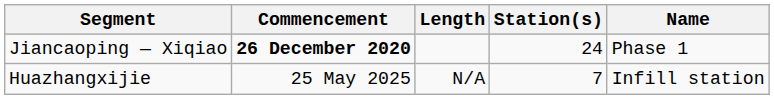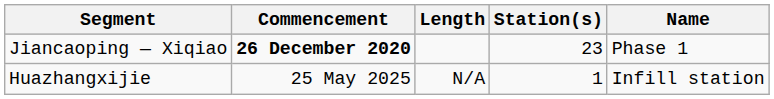(592, 49) 24 -> (592, 49) 23
(598, 79) 7 -> (598, 79) 1
